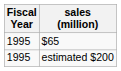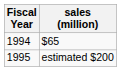(19, 41) 1995 -> (19, 41) 1994
